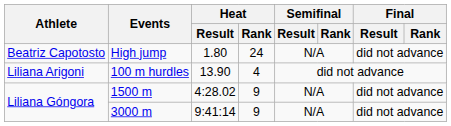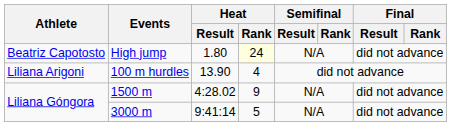(256, 53) no background -> (256, 53) lightyellow background
(256, 111) 9 -> (256, 111) 5
